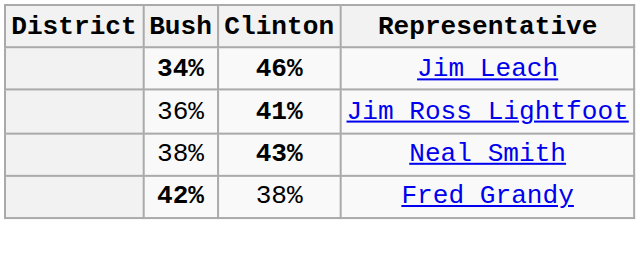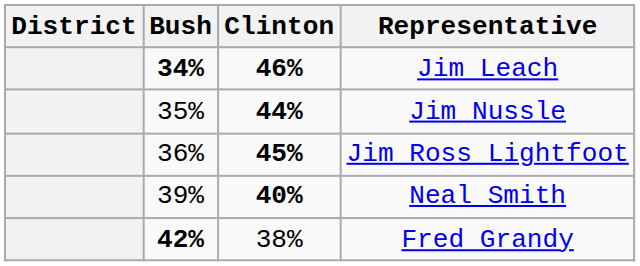+ row: (488, 111)
(279, 111) 41% -> (279, 154) 45%
(181, 154) 38% -> (181, 197) 39%
(279, 154) 43% -> (279, 197) 40%
